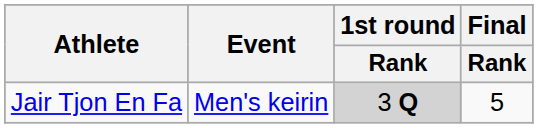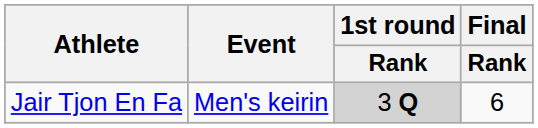(497, 103) 5 -> (497, 103) 6
